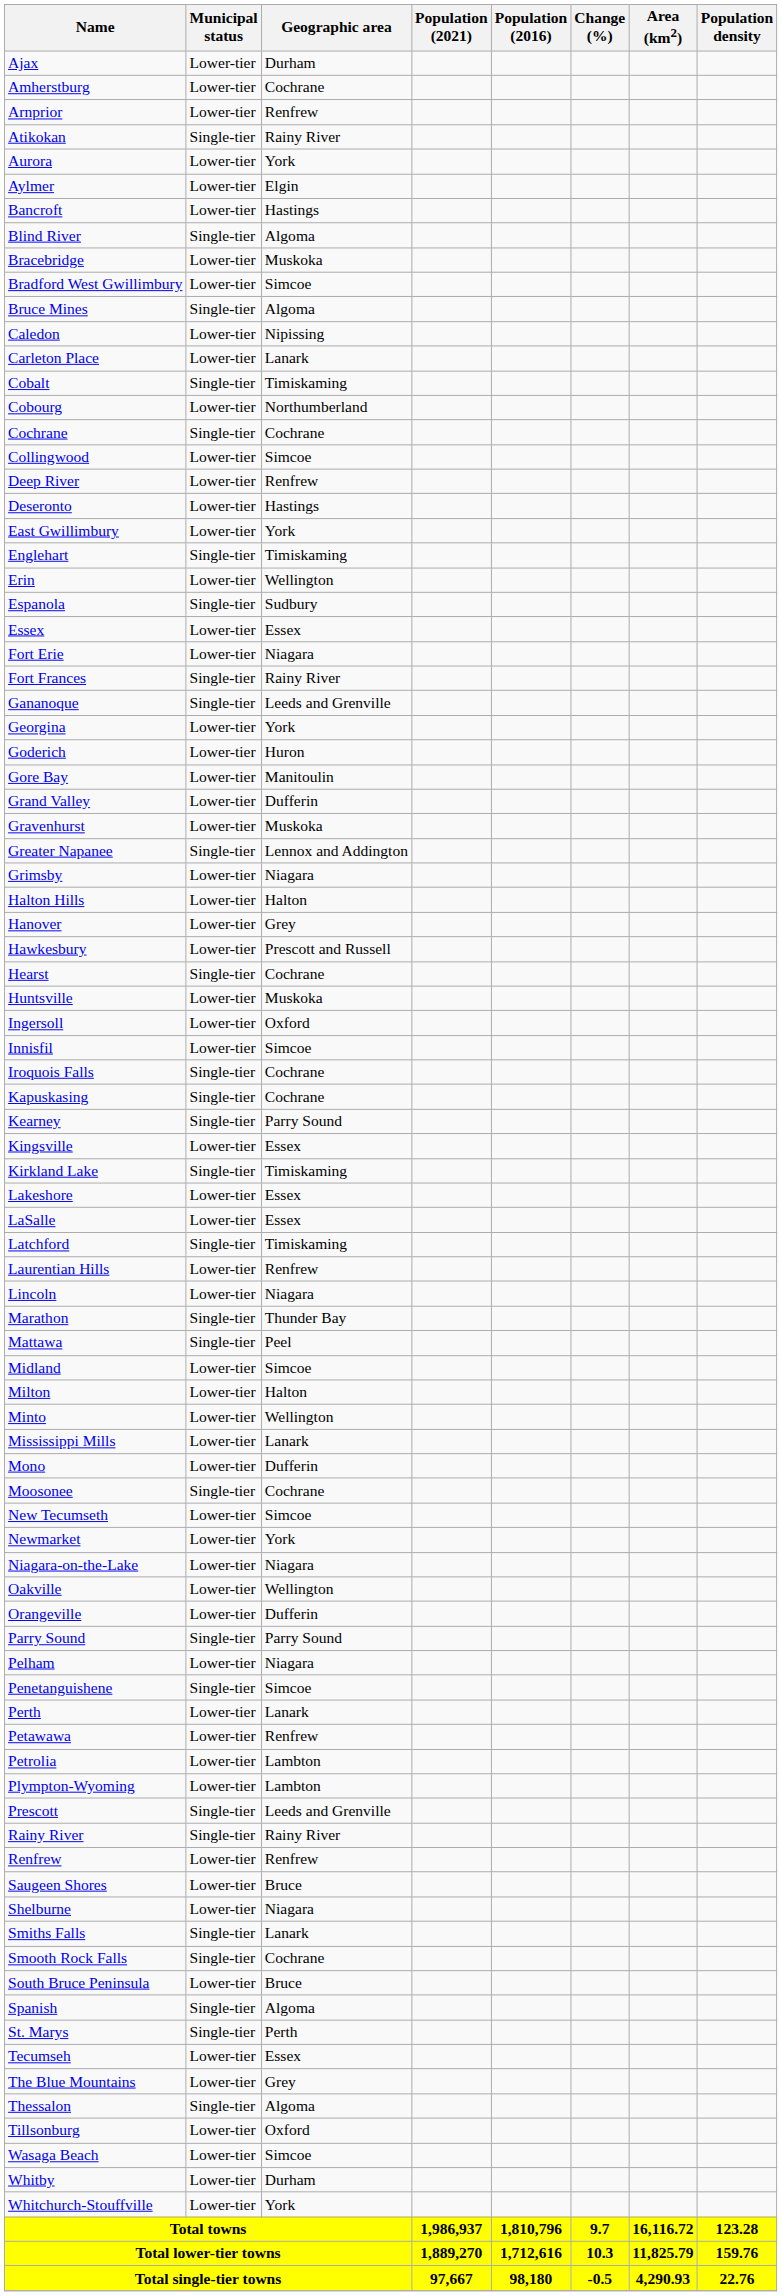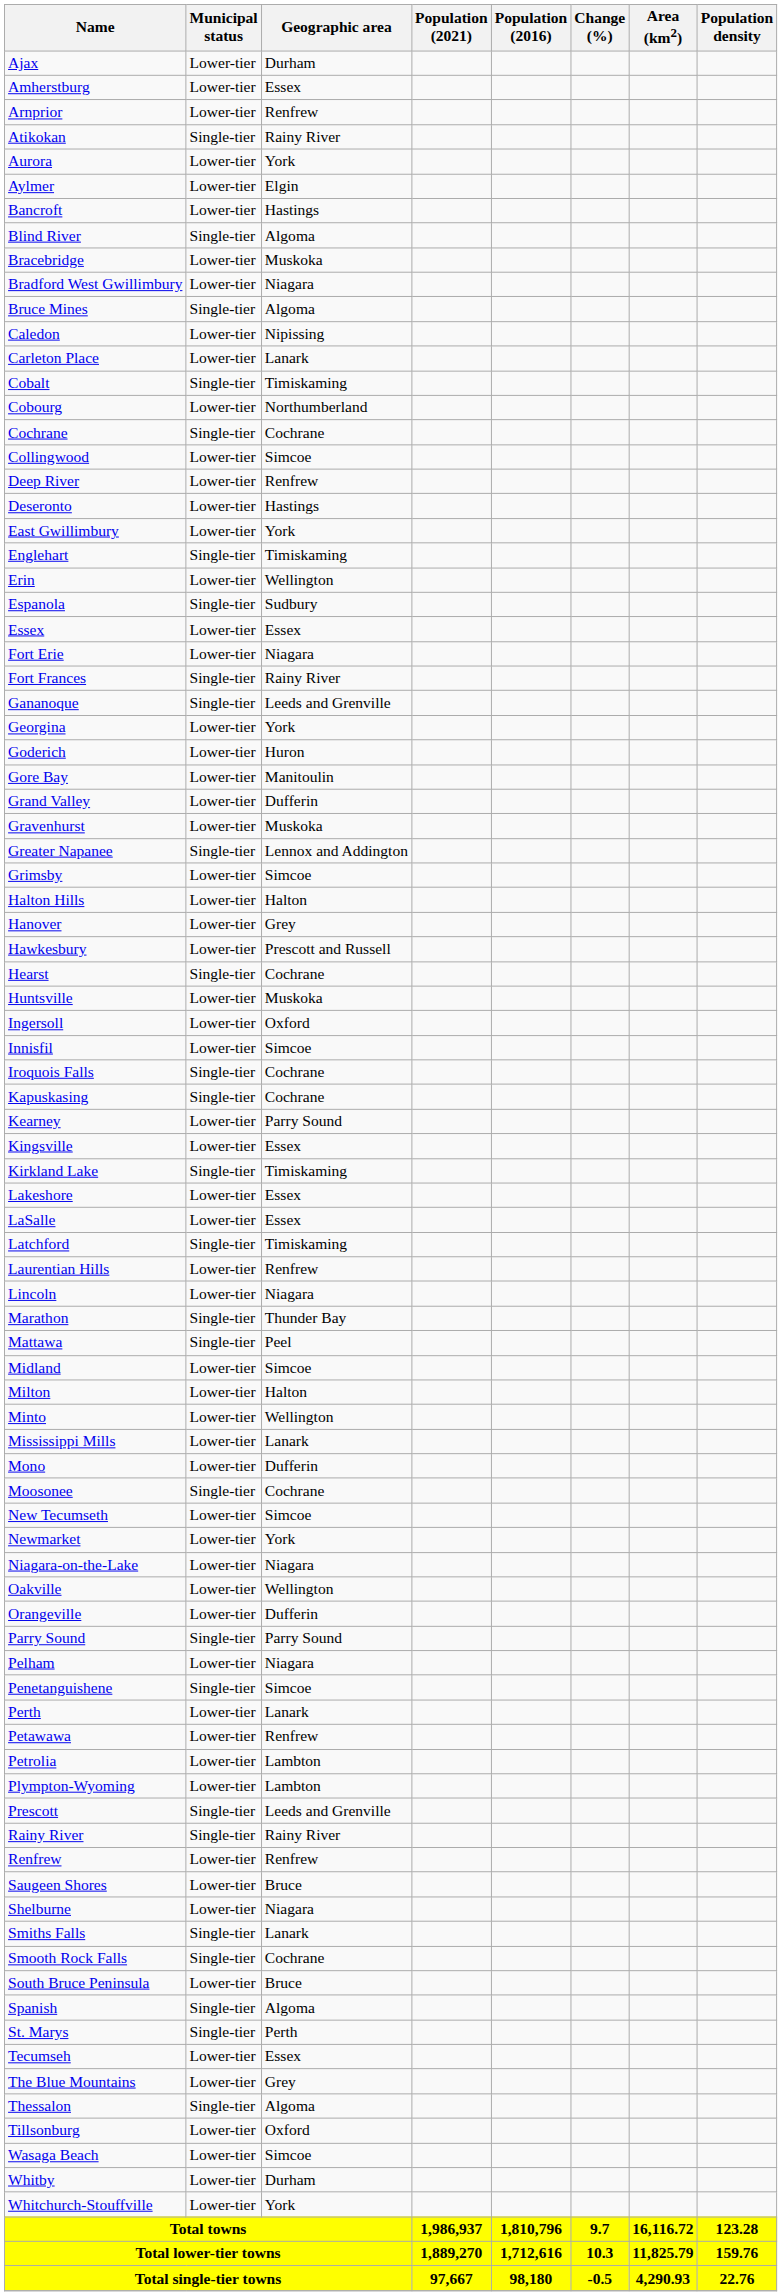(295, 87) Cochrane -> (283, 87) Essex
(288, 284) Simcoe -> (289, 284) Niagara
(289, 875) Niagara -> (288, 875) Simcoe
(222, 1121) Single-tier -> (223, 1121) Lower-tier
